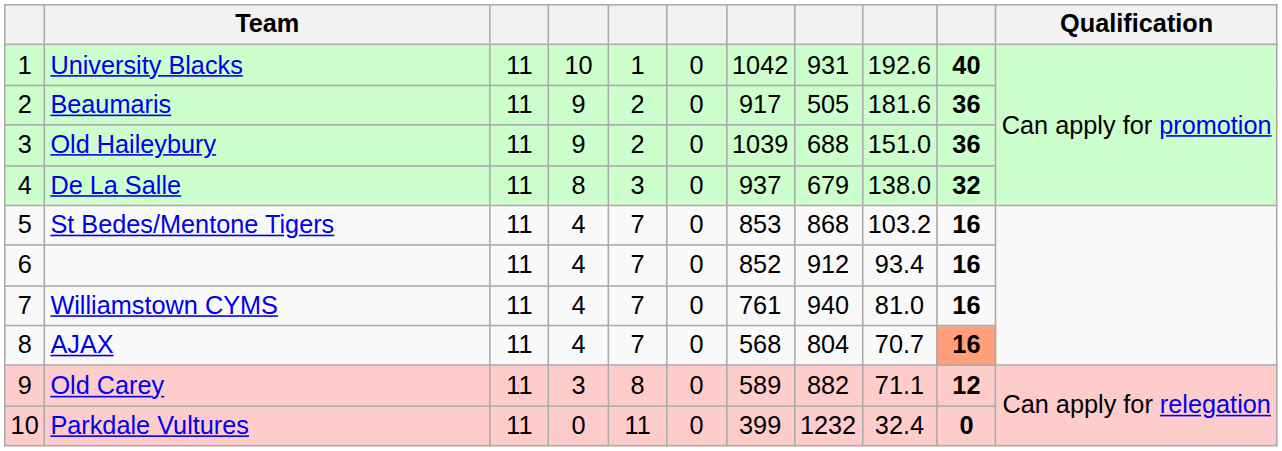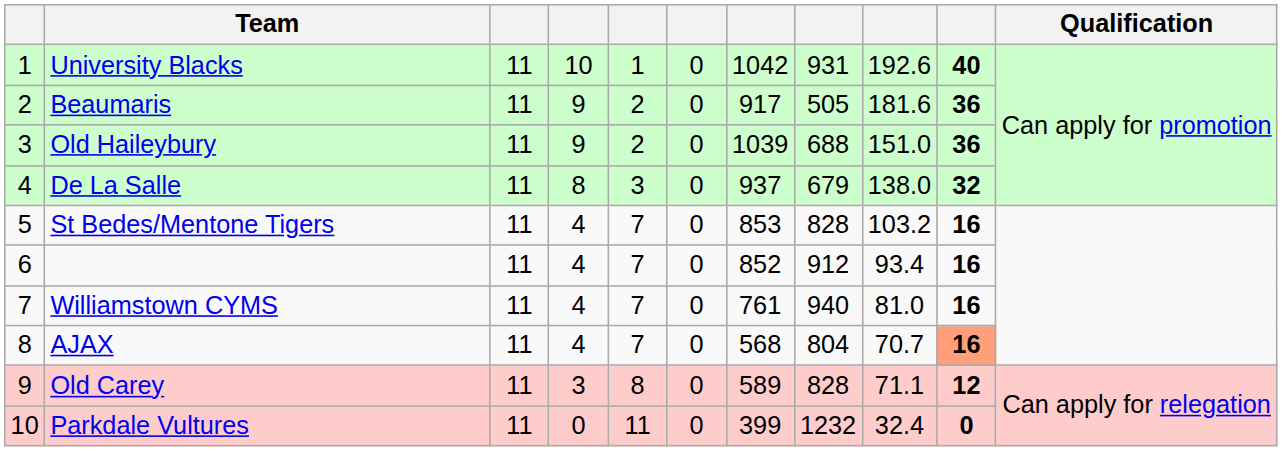(828, 225) 868 -> (828, 225) 828
(828, 385) 882 -> (828, 385) 828
